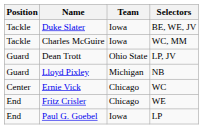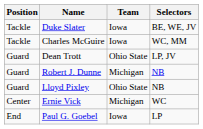+ row: (72, 72)
(126, 72) Michigan -> (128, 87) Ohio State
(124, 87) Chicago -> (126, 102) Michigan
- row: (64, 102)
